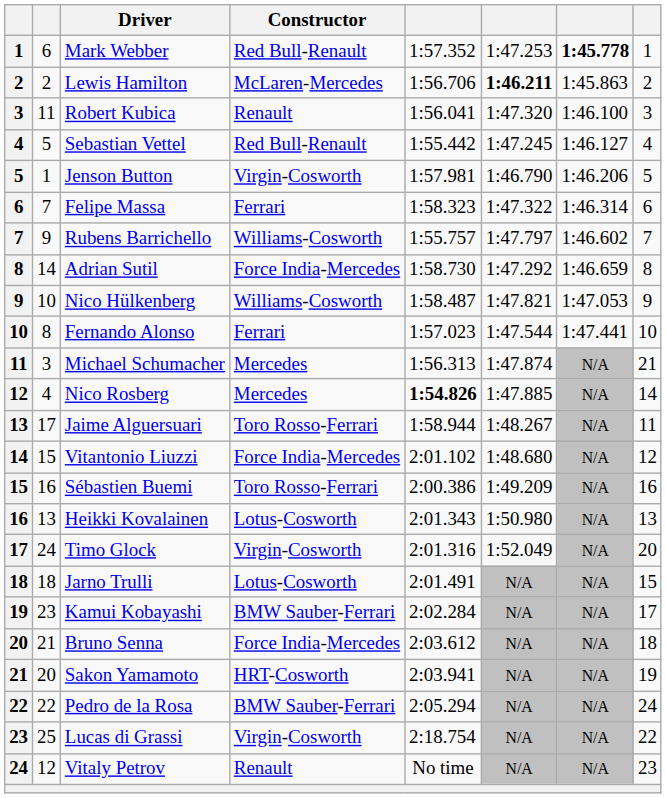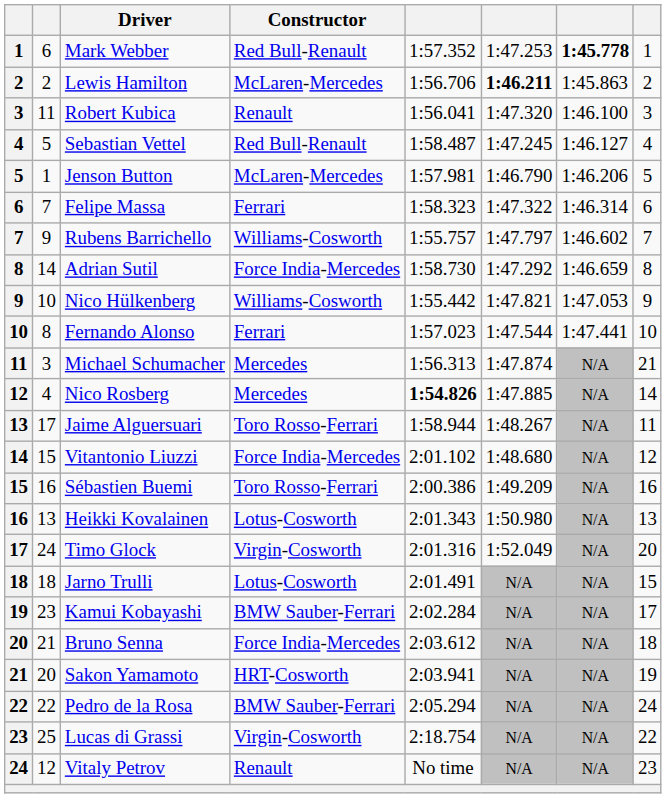(442, 144) 1:55.442 -> (442, 144) 1:58.487
(298, 175) Virgin-Cosworth -> (308, 175) McLaren-Mercedes
(442, 300) 1:58.487 -> (442, 300) 1:55.442
